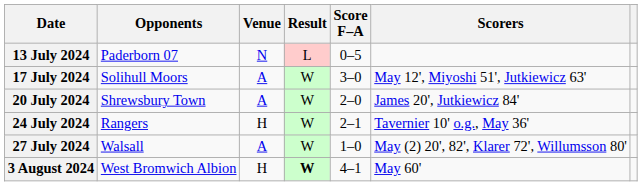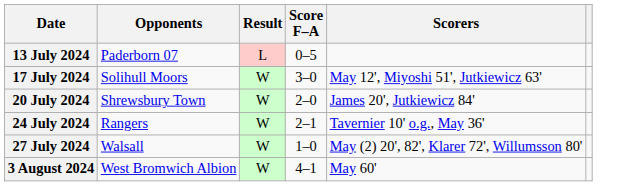- column: (262, 24)
(307, 169) bold -> (263, 169) normal
